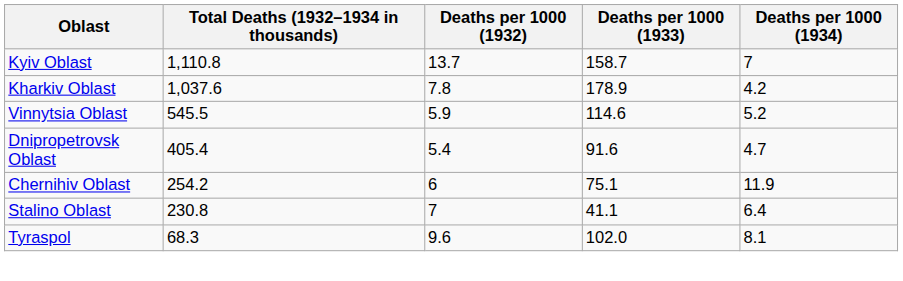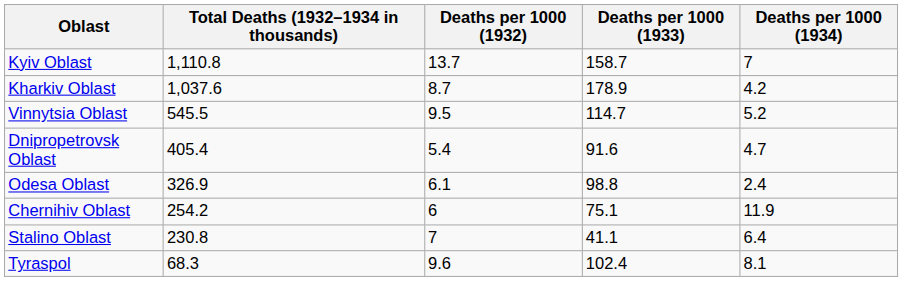(440, 88) 7.8 -> (440, 88) 8.7
(440, 114) 5.9 -> (440, 114) 9.5
(606, 114) 114.6 -> (606, 114) 114.7
+ row: (59, 185)
(606, 237) 102.0 -> (606, 263) 102.4
